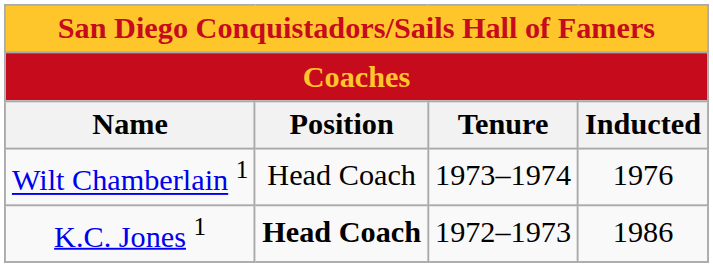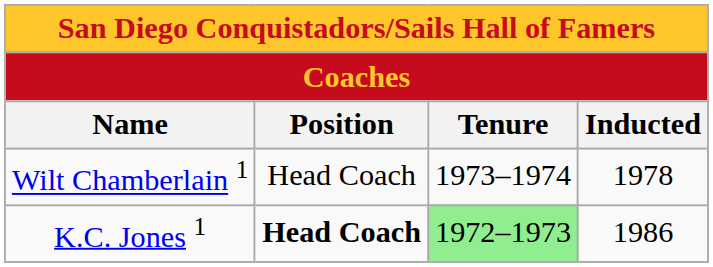(643, 176) 1976 -> (643, 176) 1978
(503, 232) no background -> (503, 232) lightgreen background
